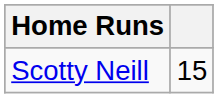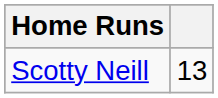(192, 69) 15 -> (192, 69) 13
